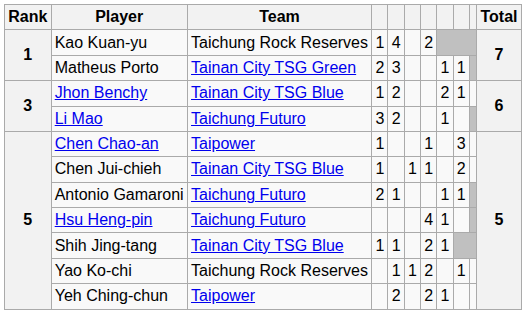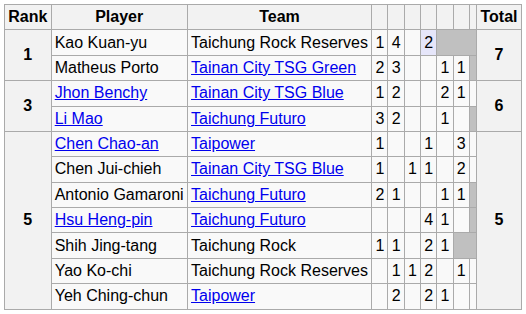(429, 42) no background -> (429, 42) lavender background
(267, 245) Tainan City TSG Blue -> (244, 245) Taichung Rock
